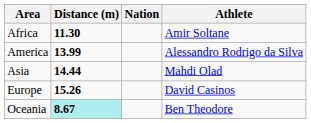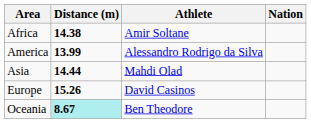columns swapped: (234, 14) <-> (142, 14)
(67, 33) 11.30 -> (67, 33) 14.38
